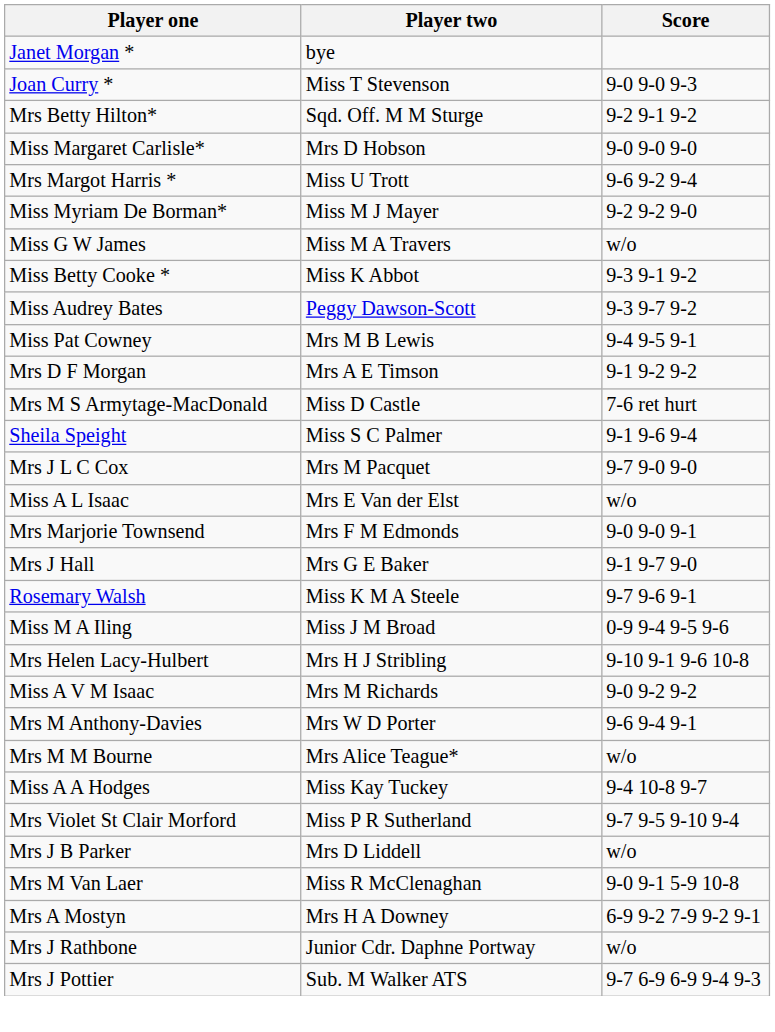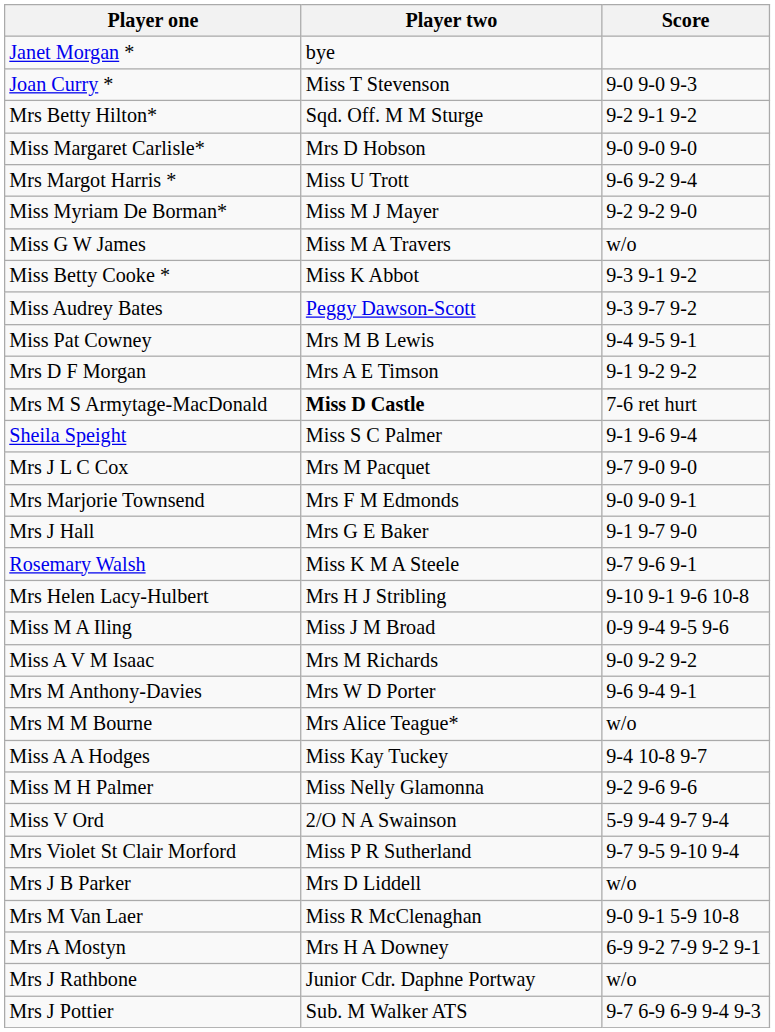(363, 404) normal -> (365, 404) bold
- row: (69, 500)
rows swapped: (109, 659) <-> (71, 627)
+ row: (81, 787)
+ row: (57, 819)
